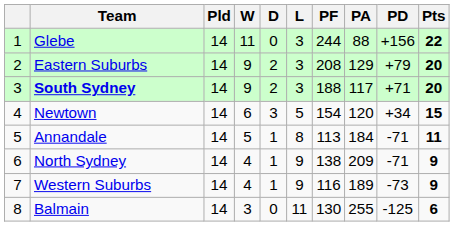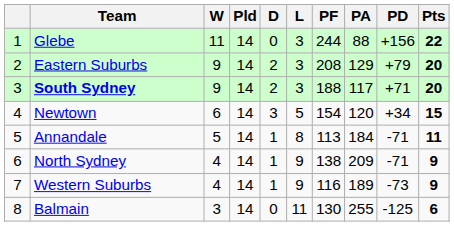columns swapped: (219, 16) <-> (247, 16)
